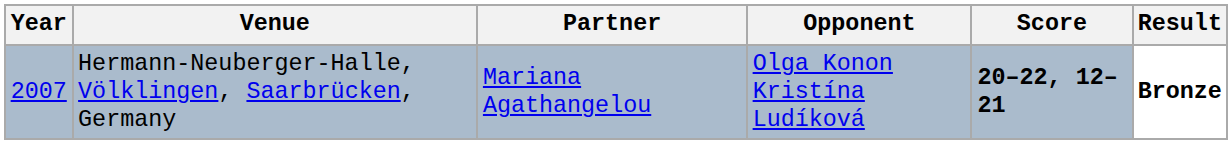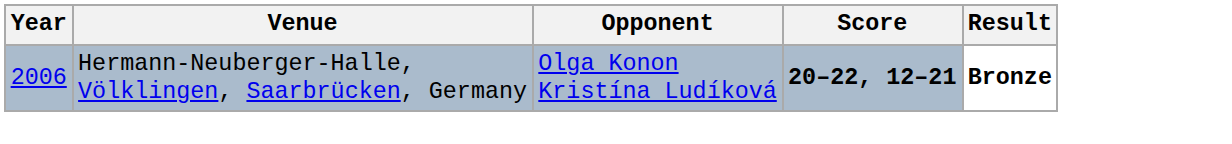- column: (612, 24)
(39, 92) 2007 -> (39, 78) 2006
